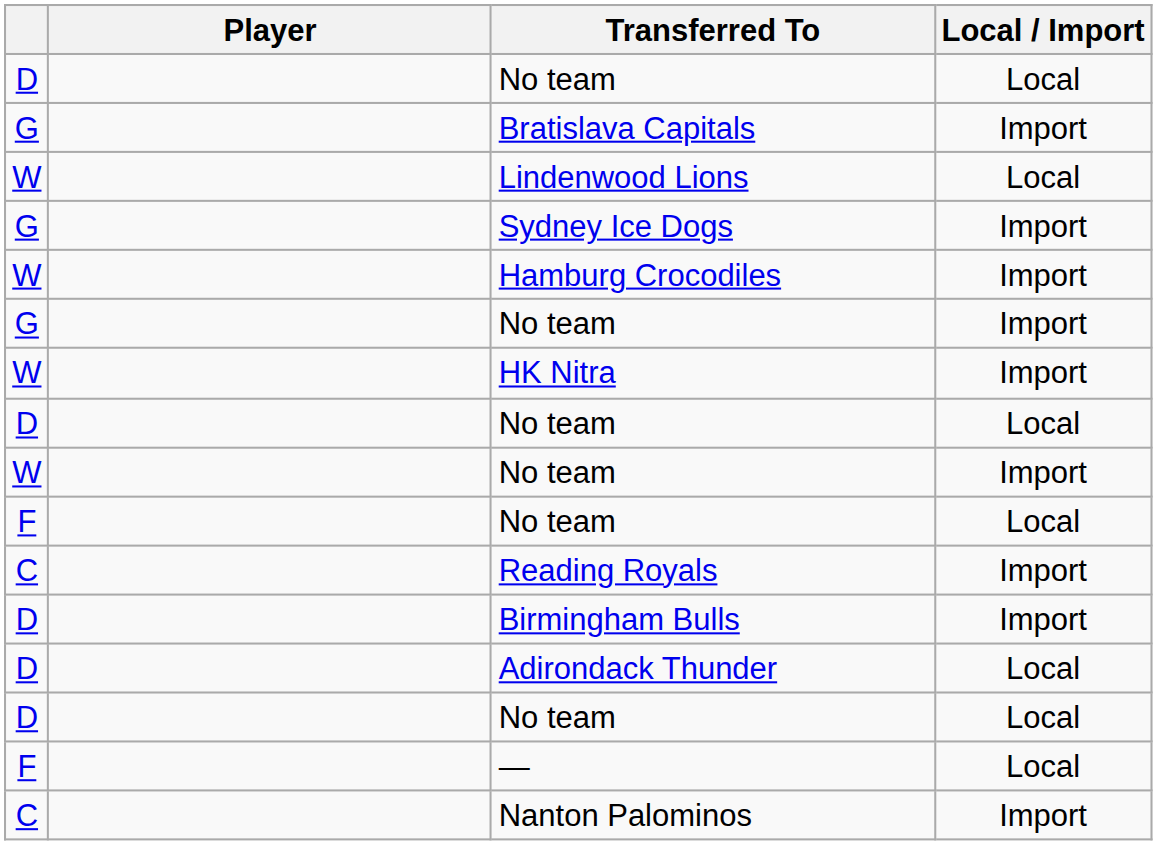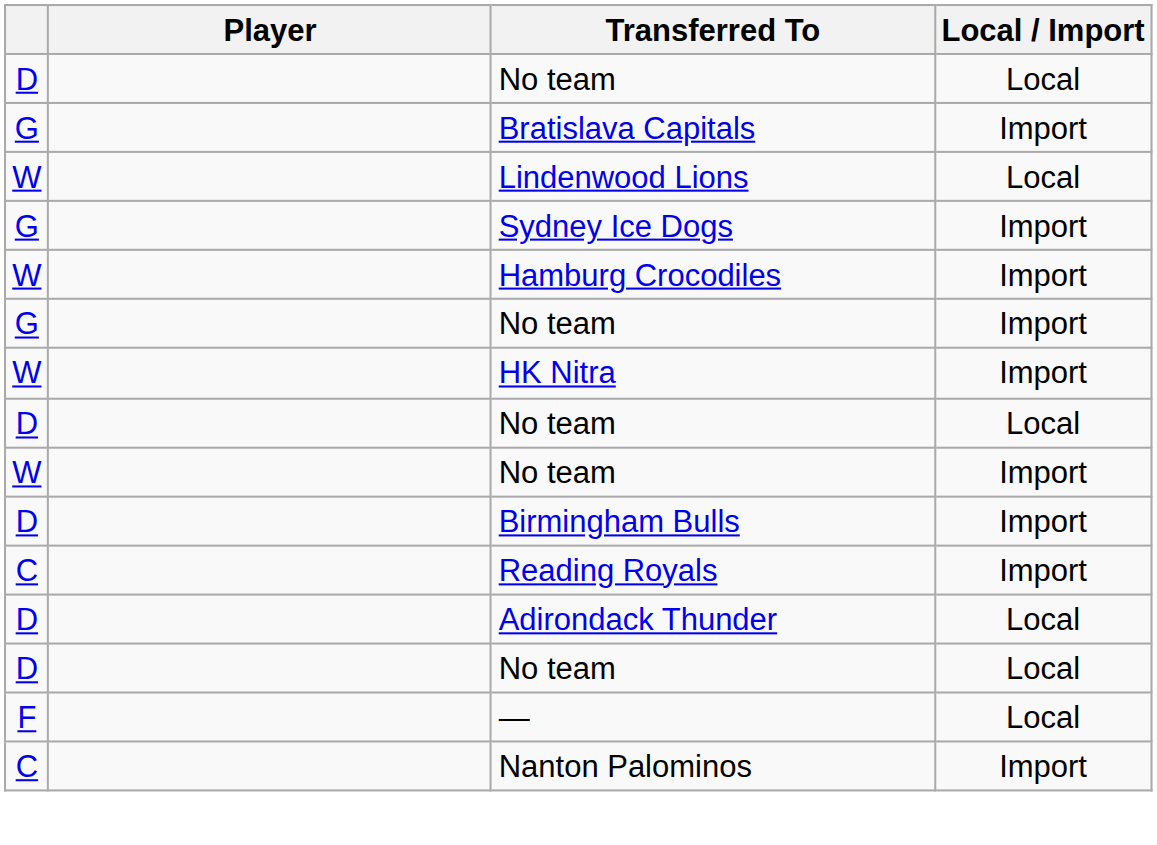- row: (27, 521)
rows swapped: (27, 570) <-> (27, 619)
